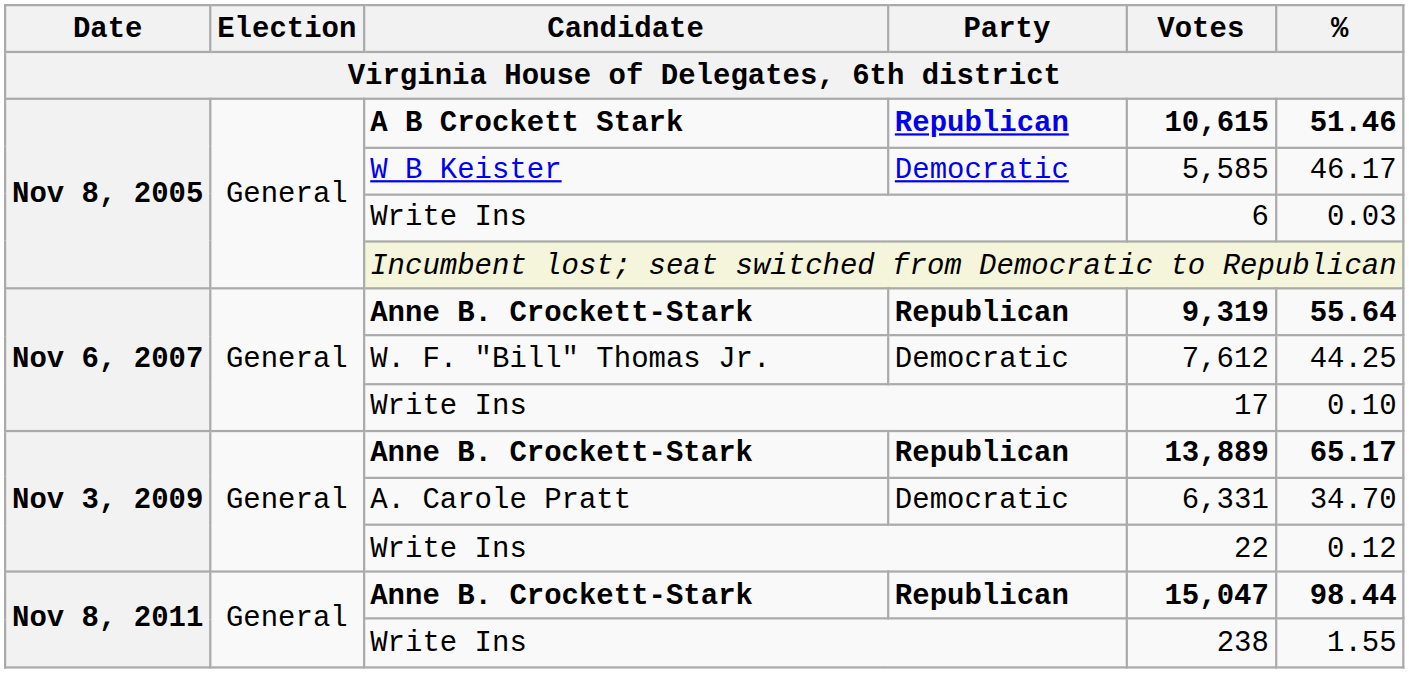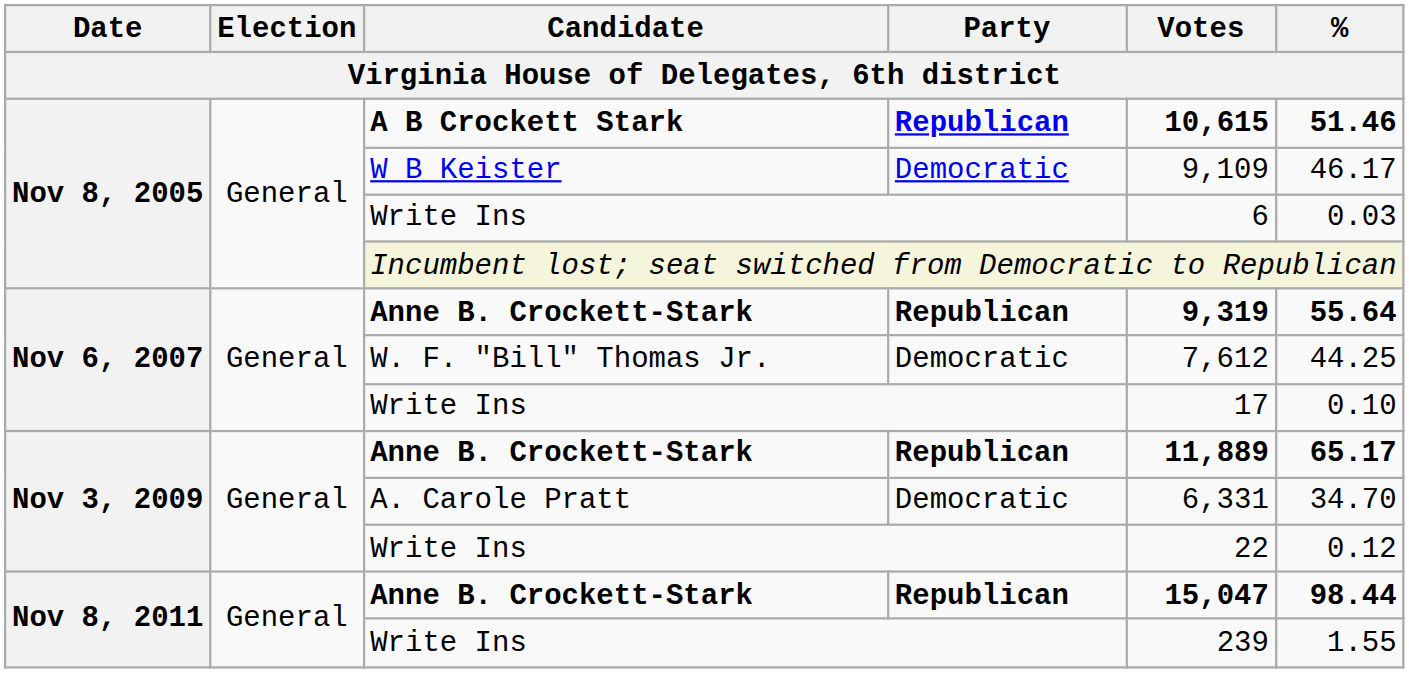(1225, 170) 5,585 -> (1225, 170) 9,109
(1217, 454) 13,889 -> (1217, 454) 11,889
(1243, 643) 238 -> (1243, 643) 239
